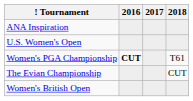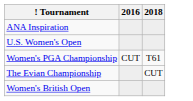- column: (154, 12)
(131, 58) bold -> (131, 58) normal
